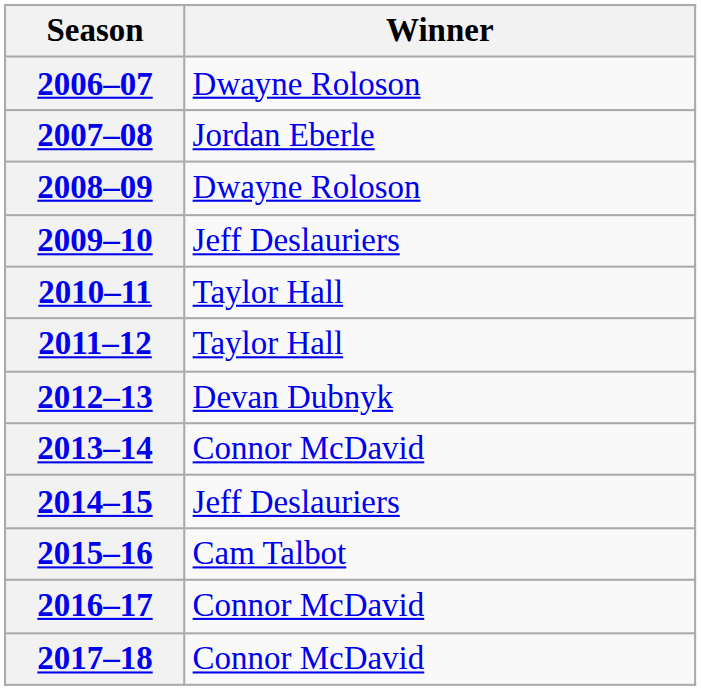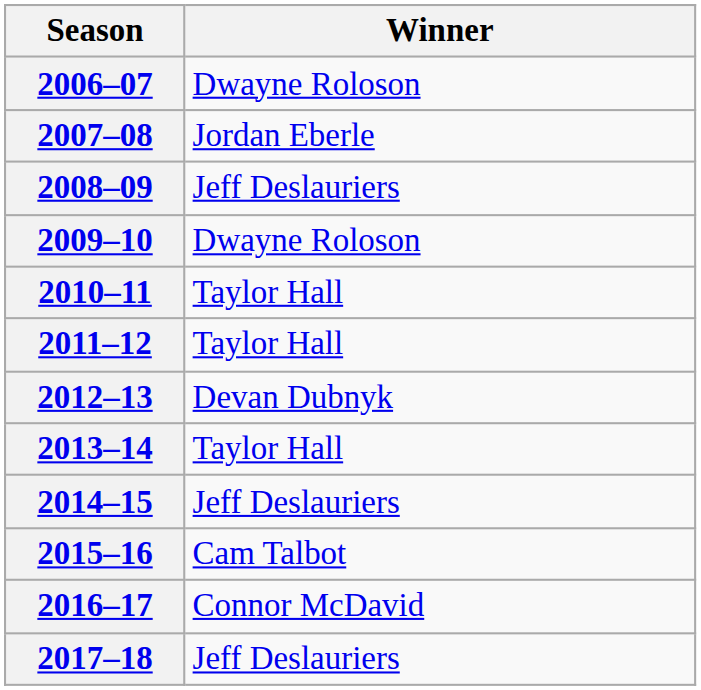(307, 187) Dwayne Roloson -> (296, 187) Jeff Deslauriers
(296, 239) Jeff Deslauriers -> (307, 239) Dwayne Roloson
(308, 448) Connor McDavid -> (268, 448) Taylor Hall
(308, 657) Connor McDavid -> (296, 657) Jeff Deslauriers
